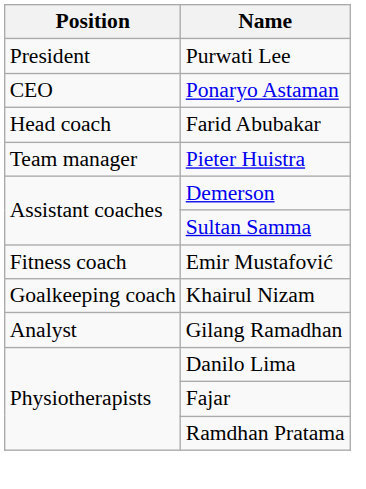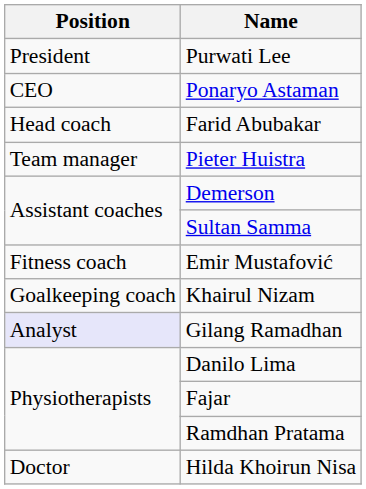(43, 329) no background -> (43, 329) lavender background
+ row: (271, 466)
